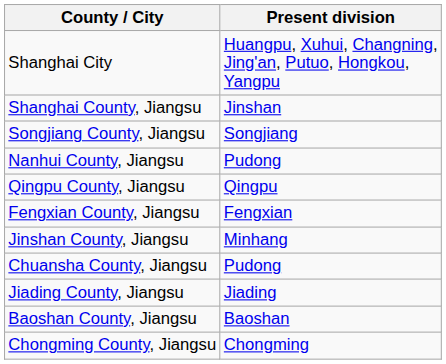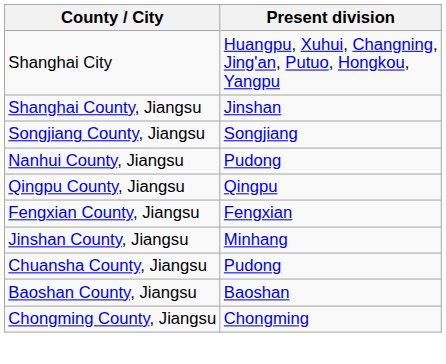- row: (96, 292)
